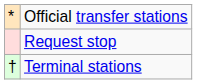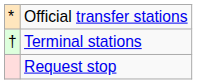rows swapped: (83, 66) <-> (70, 41)
